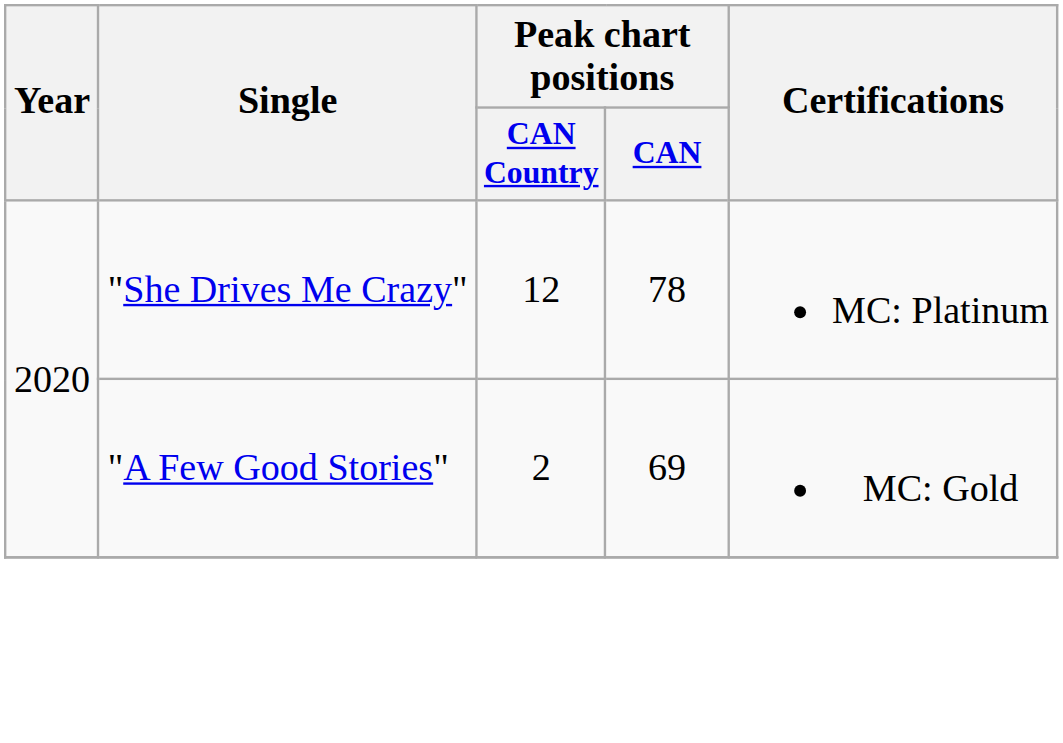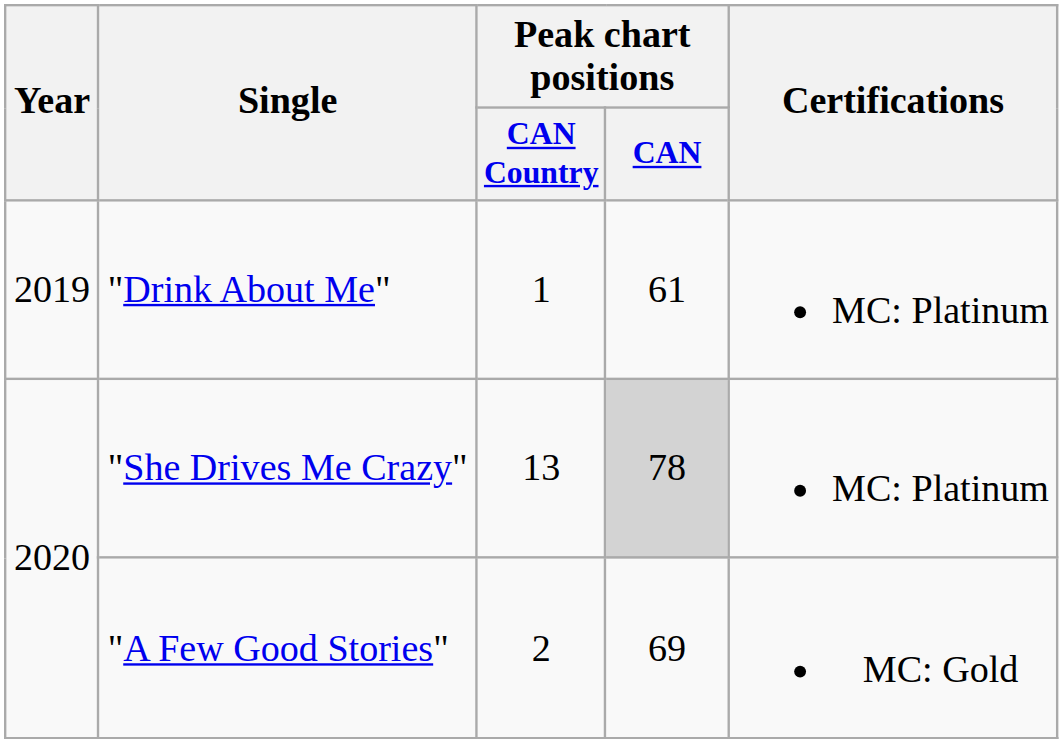+ row: (249, 288)
(541, 288) 12 -> (541, 468) 13
(667, 288) no background -> (667, 468) lightgrey background
